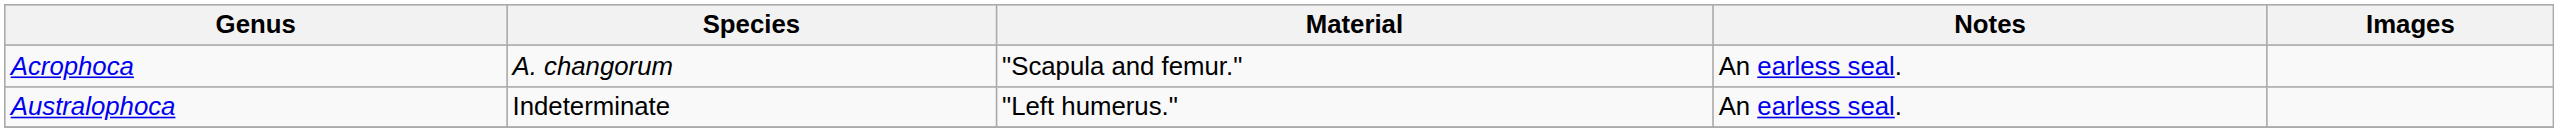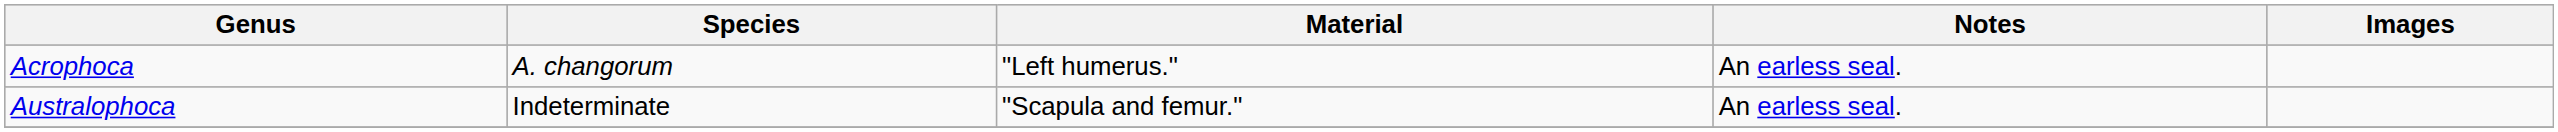(1122, 65) "Scapula and femur." -> (1090, 65) "Left humerus."
(1090, 106) "Left humerus." -> (1122, 106) "Scapula and femur."
